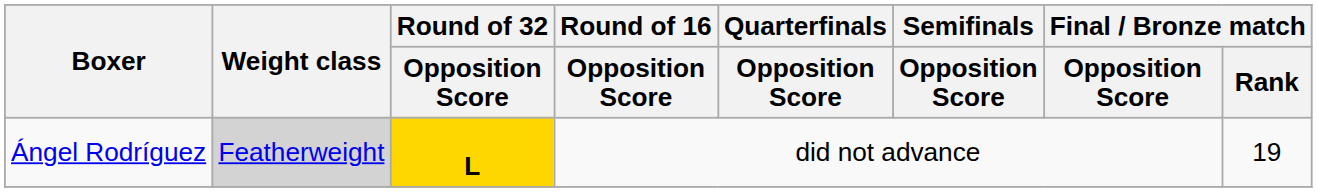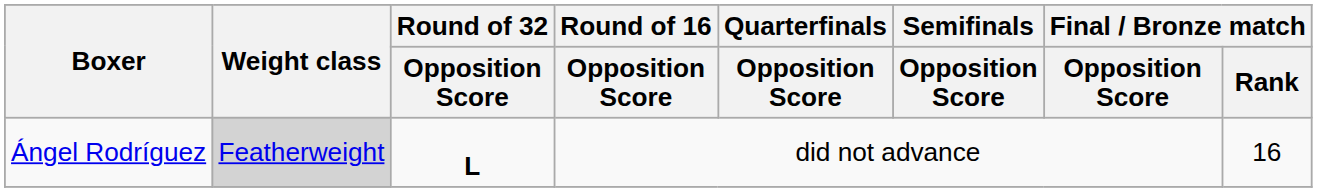(472, 167) gold background -> (472, 167) no background
(1267, 152) 19 -> (1267, 152) 16
